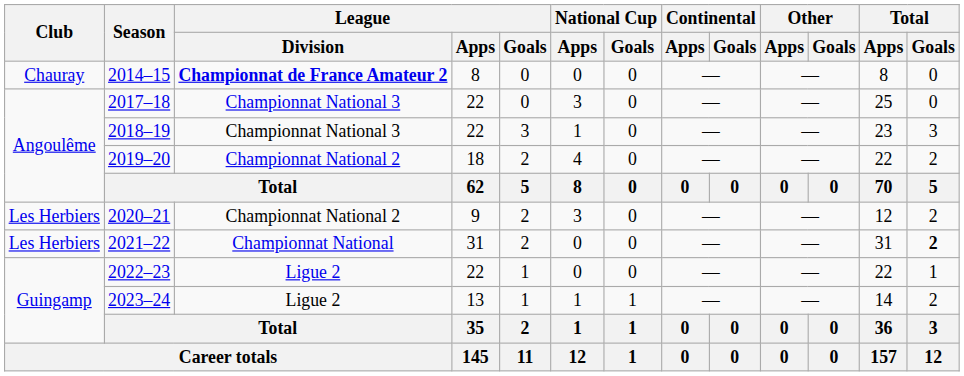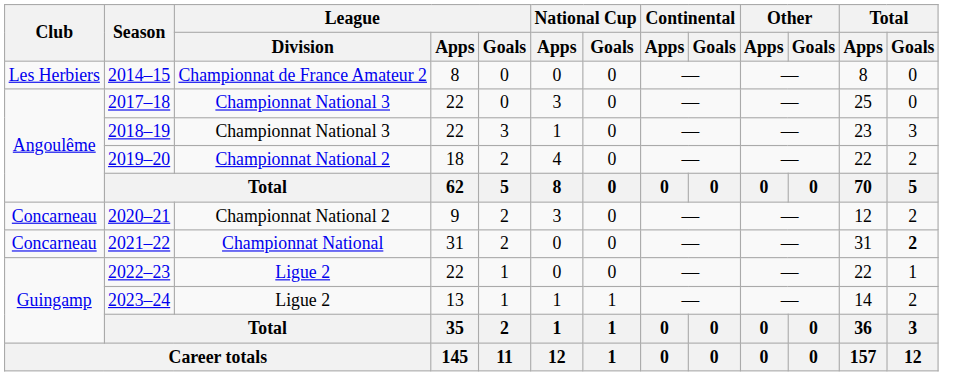(54, 74) Chauray -> (54, 74) Les Herbiers
(313, 74) bold -> (303, 74) normal
(54, 215) Les Herbiers -> (54, 215) Concarneau
(54, 243) Les Herbiers -> (54, 243) Concarneau
